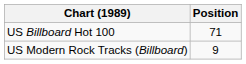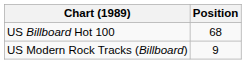(216, 31) 71 -> (216, 31) 68
